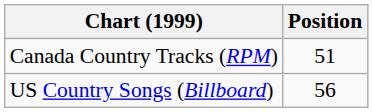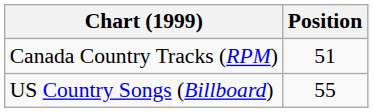(325, 90) 56 -> (325, 90) 55
